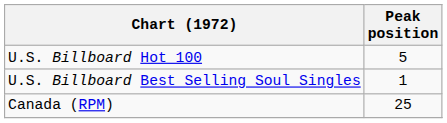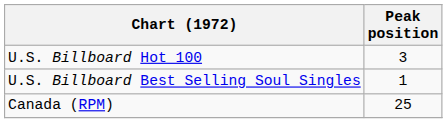(403, 57) 5 -> (403, 57) 3
